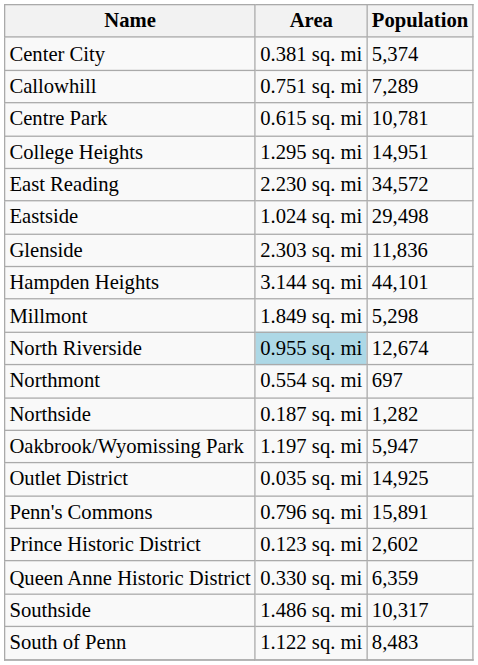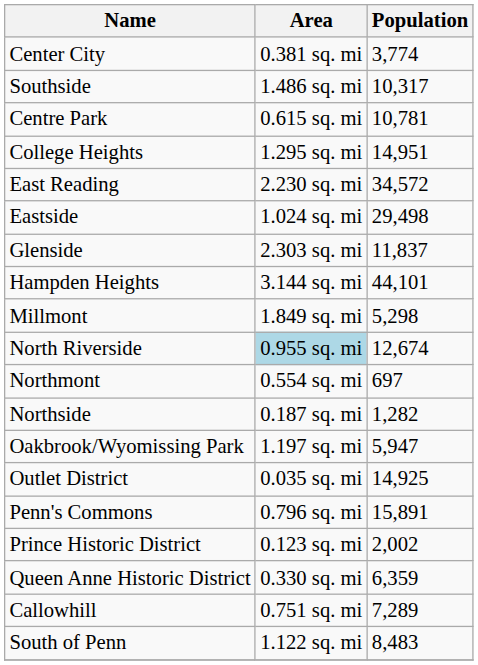(395, 53) 5,374 -> (395, 53) 3,774
rows swapped: (53, 86) <-> (50, 610)
(400, 250) 11,836 -> (400, 250) 11,837
(395, 544) 2,602 -> (395, 544) 2,002
